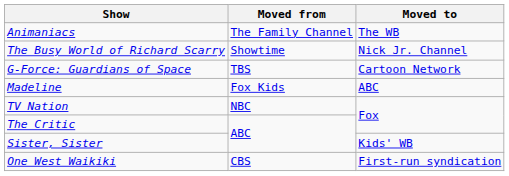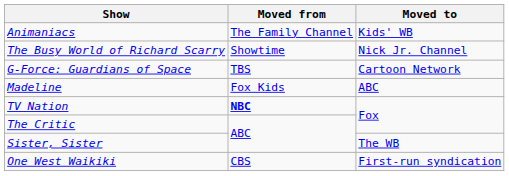(379, 32) The WB -> (386, 32) Kids' WB
(241, 106) normal -> (241, 106) bold
(386, 143) Kids' WB -> (379, 143) The WB
